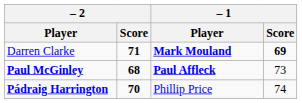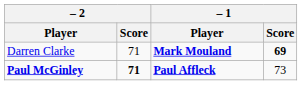(134, 51) bold -> (134, 51) normal
(134, 70) 68 -> (134, 70) 71
- row: (58, 88)
